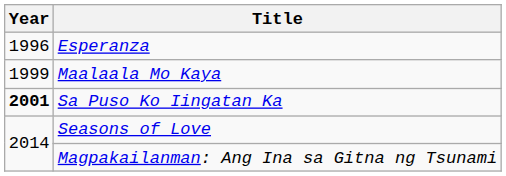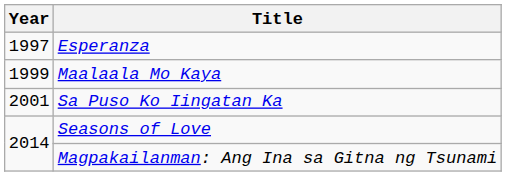(29, 46) 1996 -> (29, 46) 1997
(29, 102) bold -> (29, 102) normal
